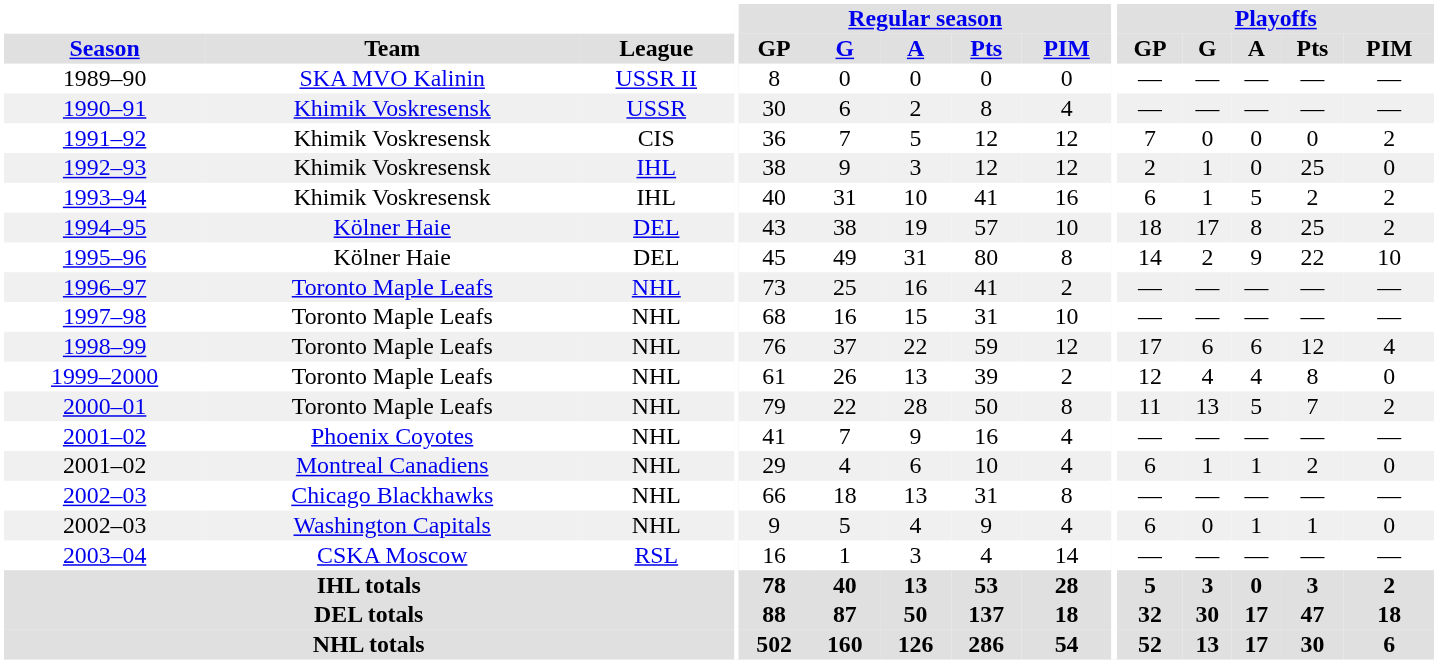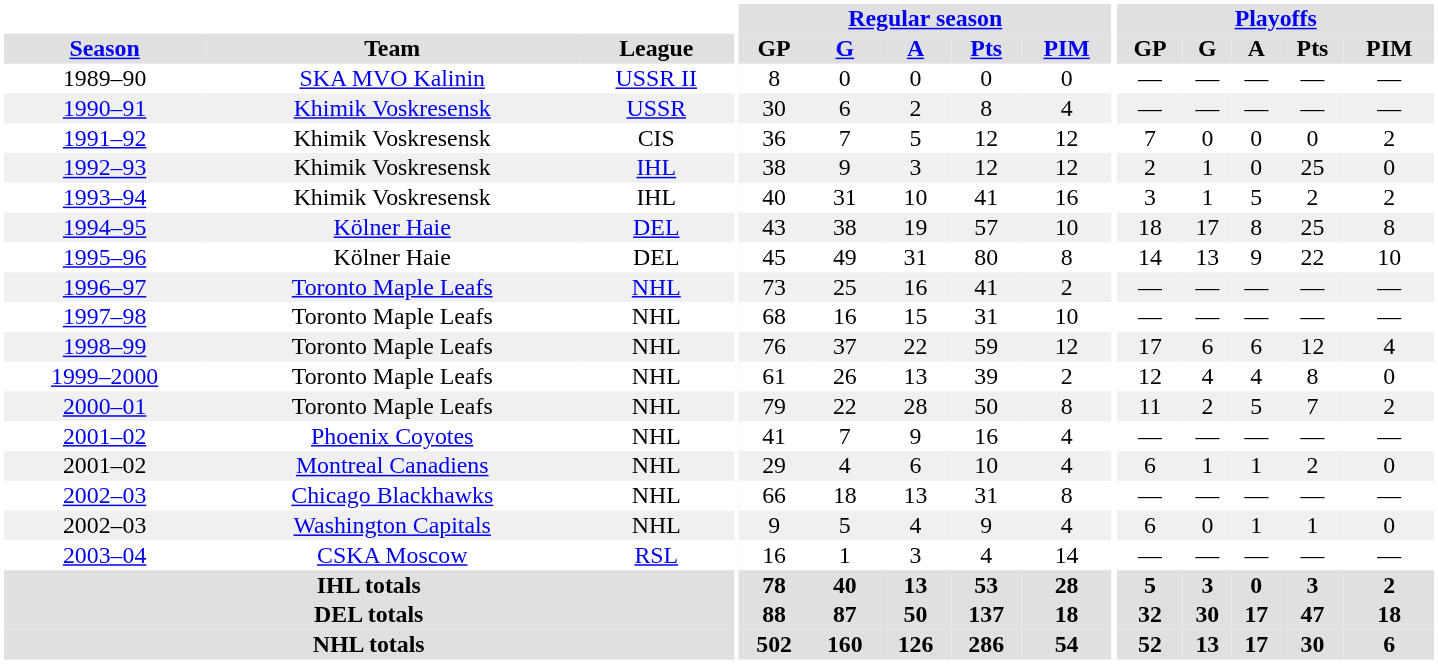(1150, 197) 6 -> (1150, 197) 3
(1389, 227) 2 -> (1389, 227) 8
(1207, 257) 2 -> (1207, 257) 13
(1207, 406) 13 -> (1207, 406) 2
